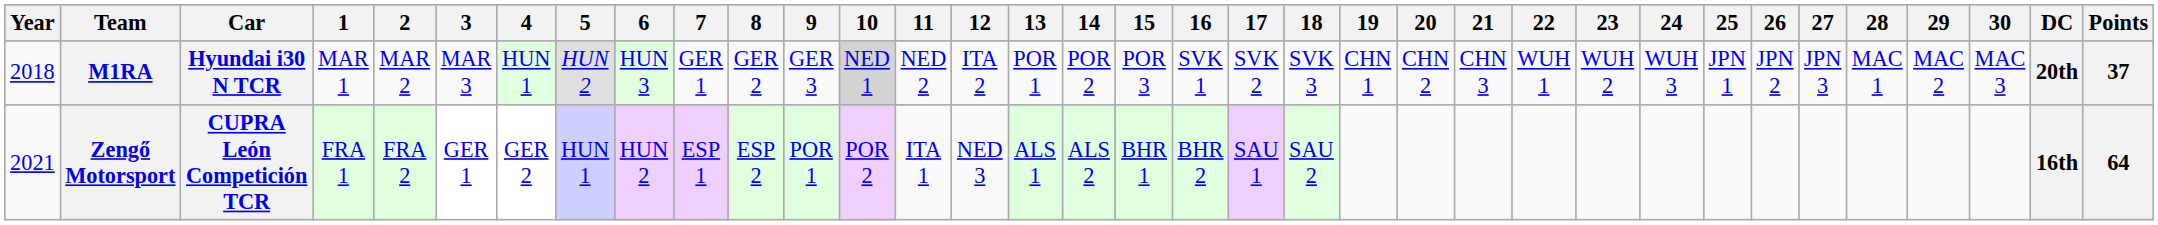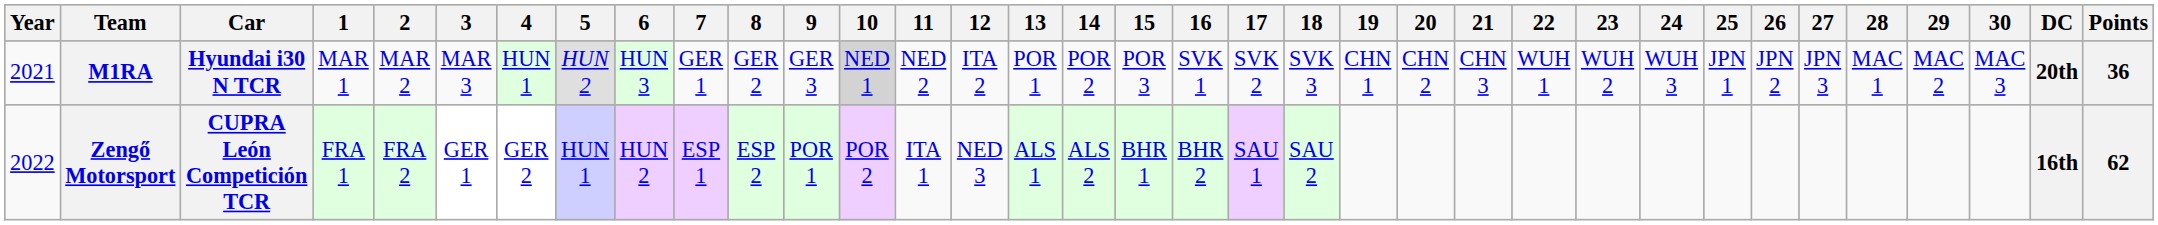(32, 72) 2018 -> (32, 72) 2021
(2118, 72) 37 -> (2118, 72) 36
(32, 161) 2021 -> (32, 161) 2022
(2118, 161) 64 -> (2118, 161) 62
